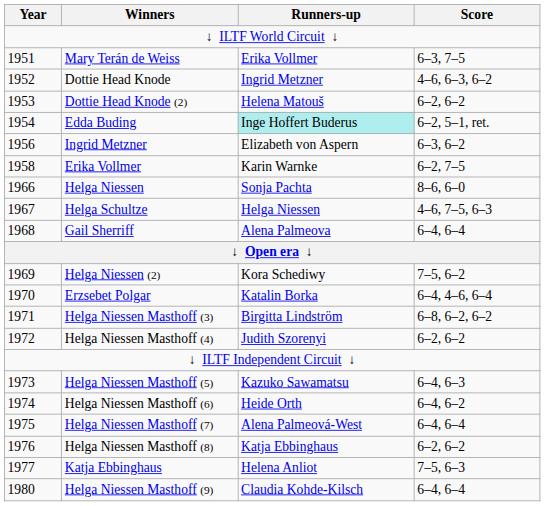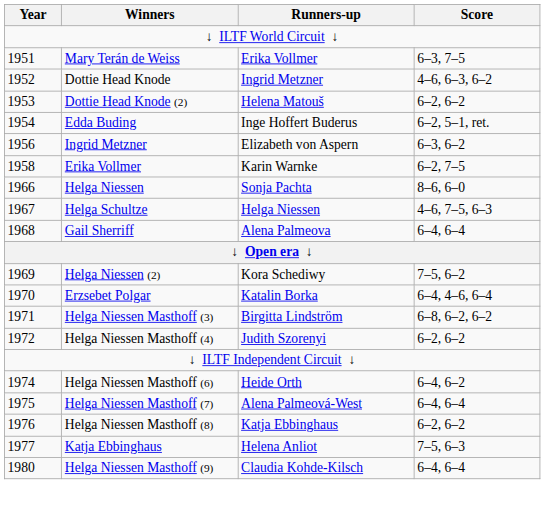(299, 123) paleturquoise background -> (299, 123) no background
- row: (139, 381)
